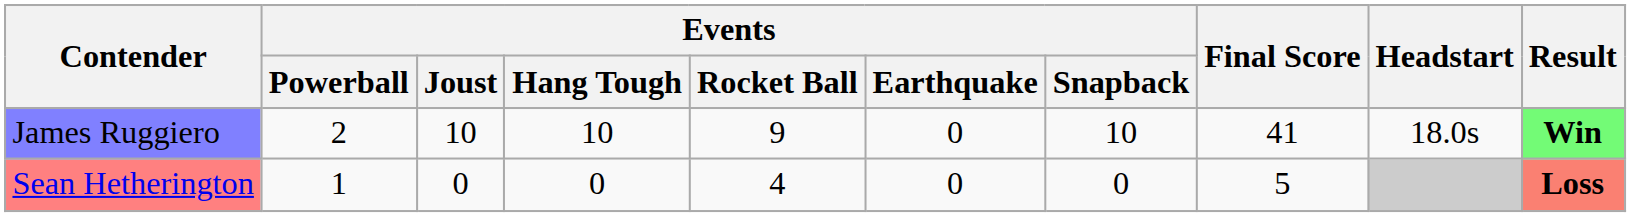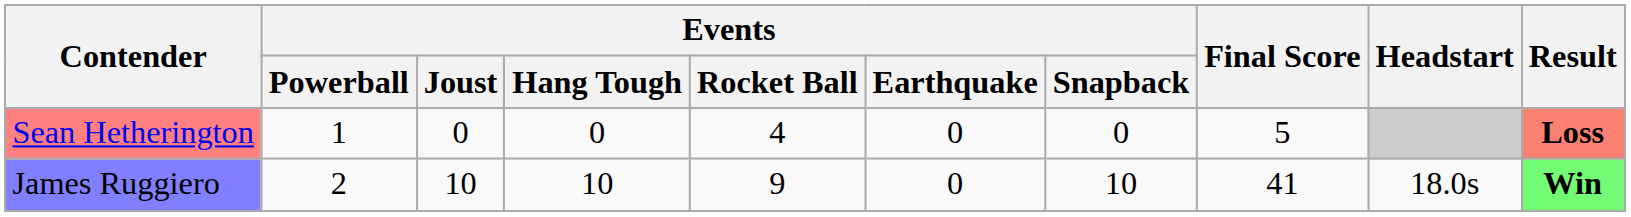rows swapped: (133, 183) <-> (116, 132)
